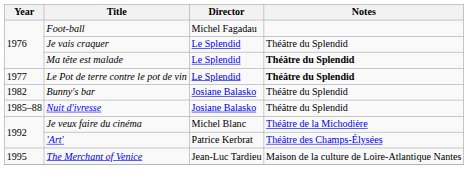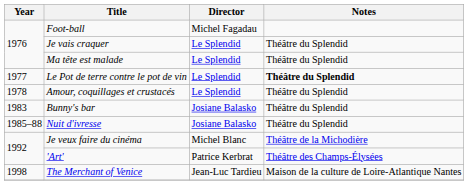(310, 60) bold -> (307, 60) normal
+ row: (111, 92)
(17, 92) 1982 -> (17, 108) 1983
(17, 156) 1995 -> (17, 172) 1998
